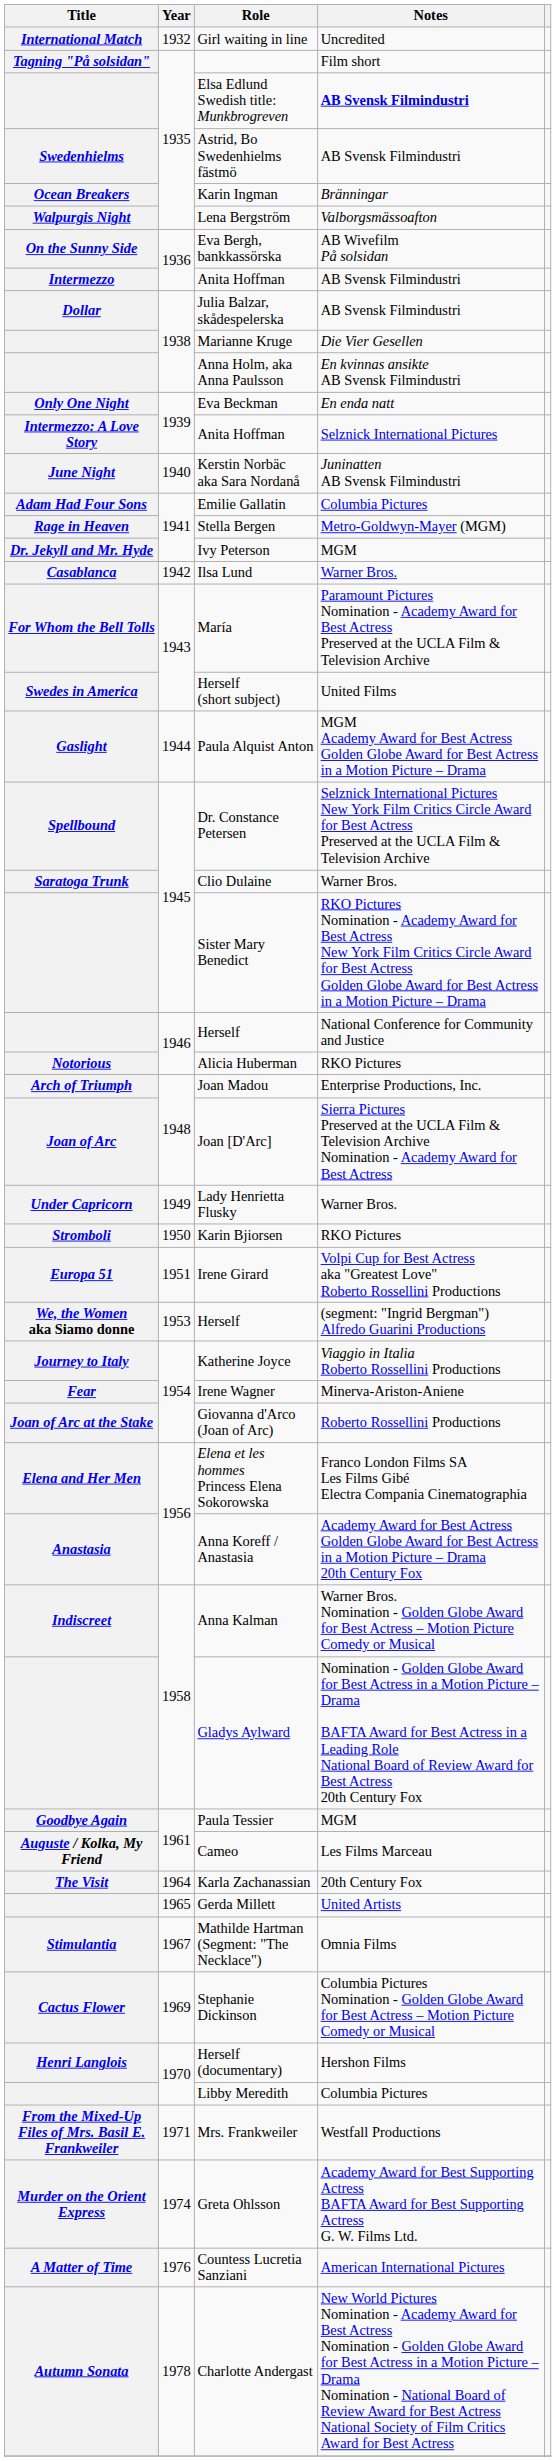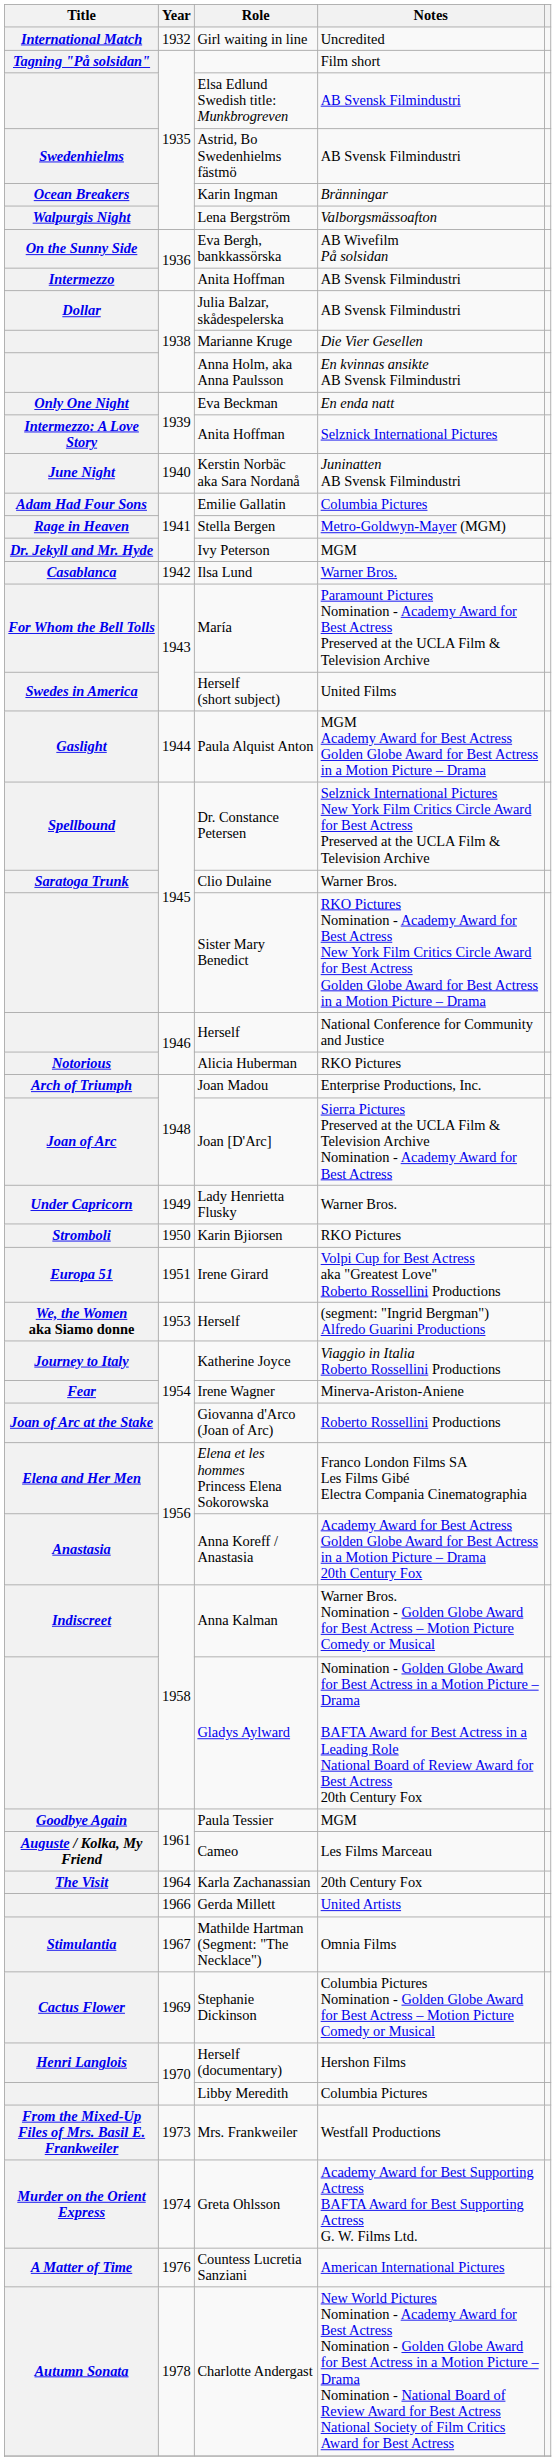(395, 100) bold -> (391, 100) normal
(176, 1905) 1965 -> (176, 1905) 1966
(176, 2132) 1971 -> (176, 2132) 1973
